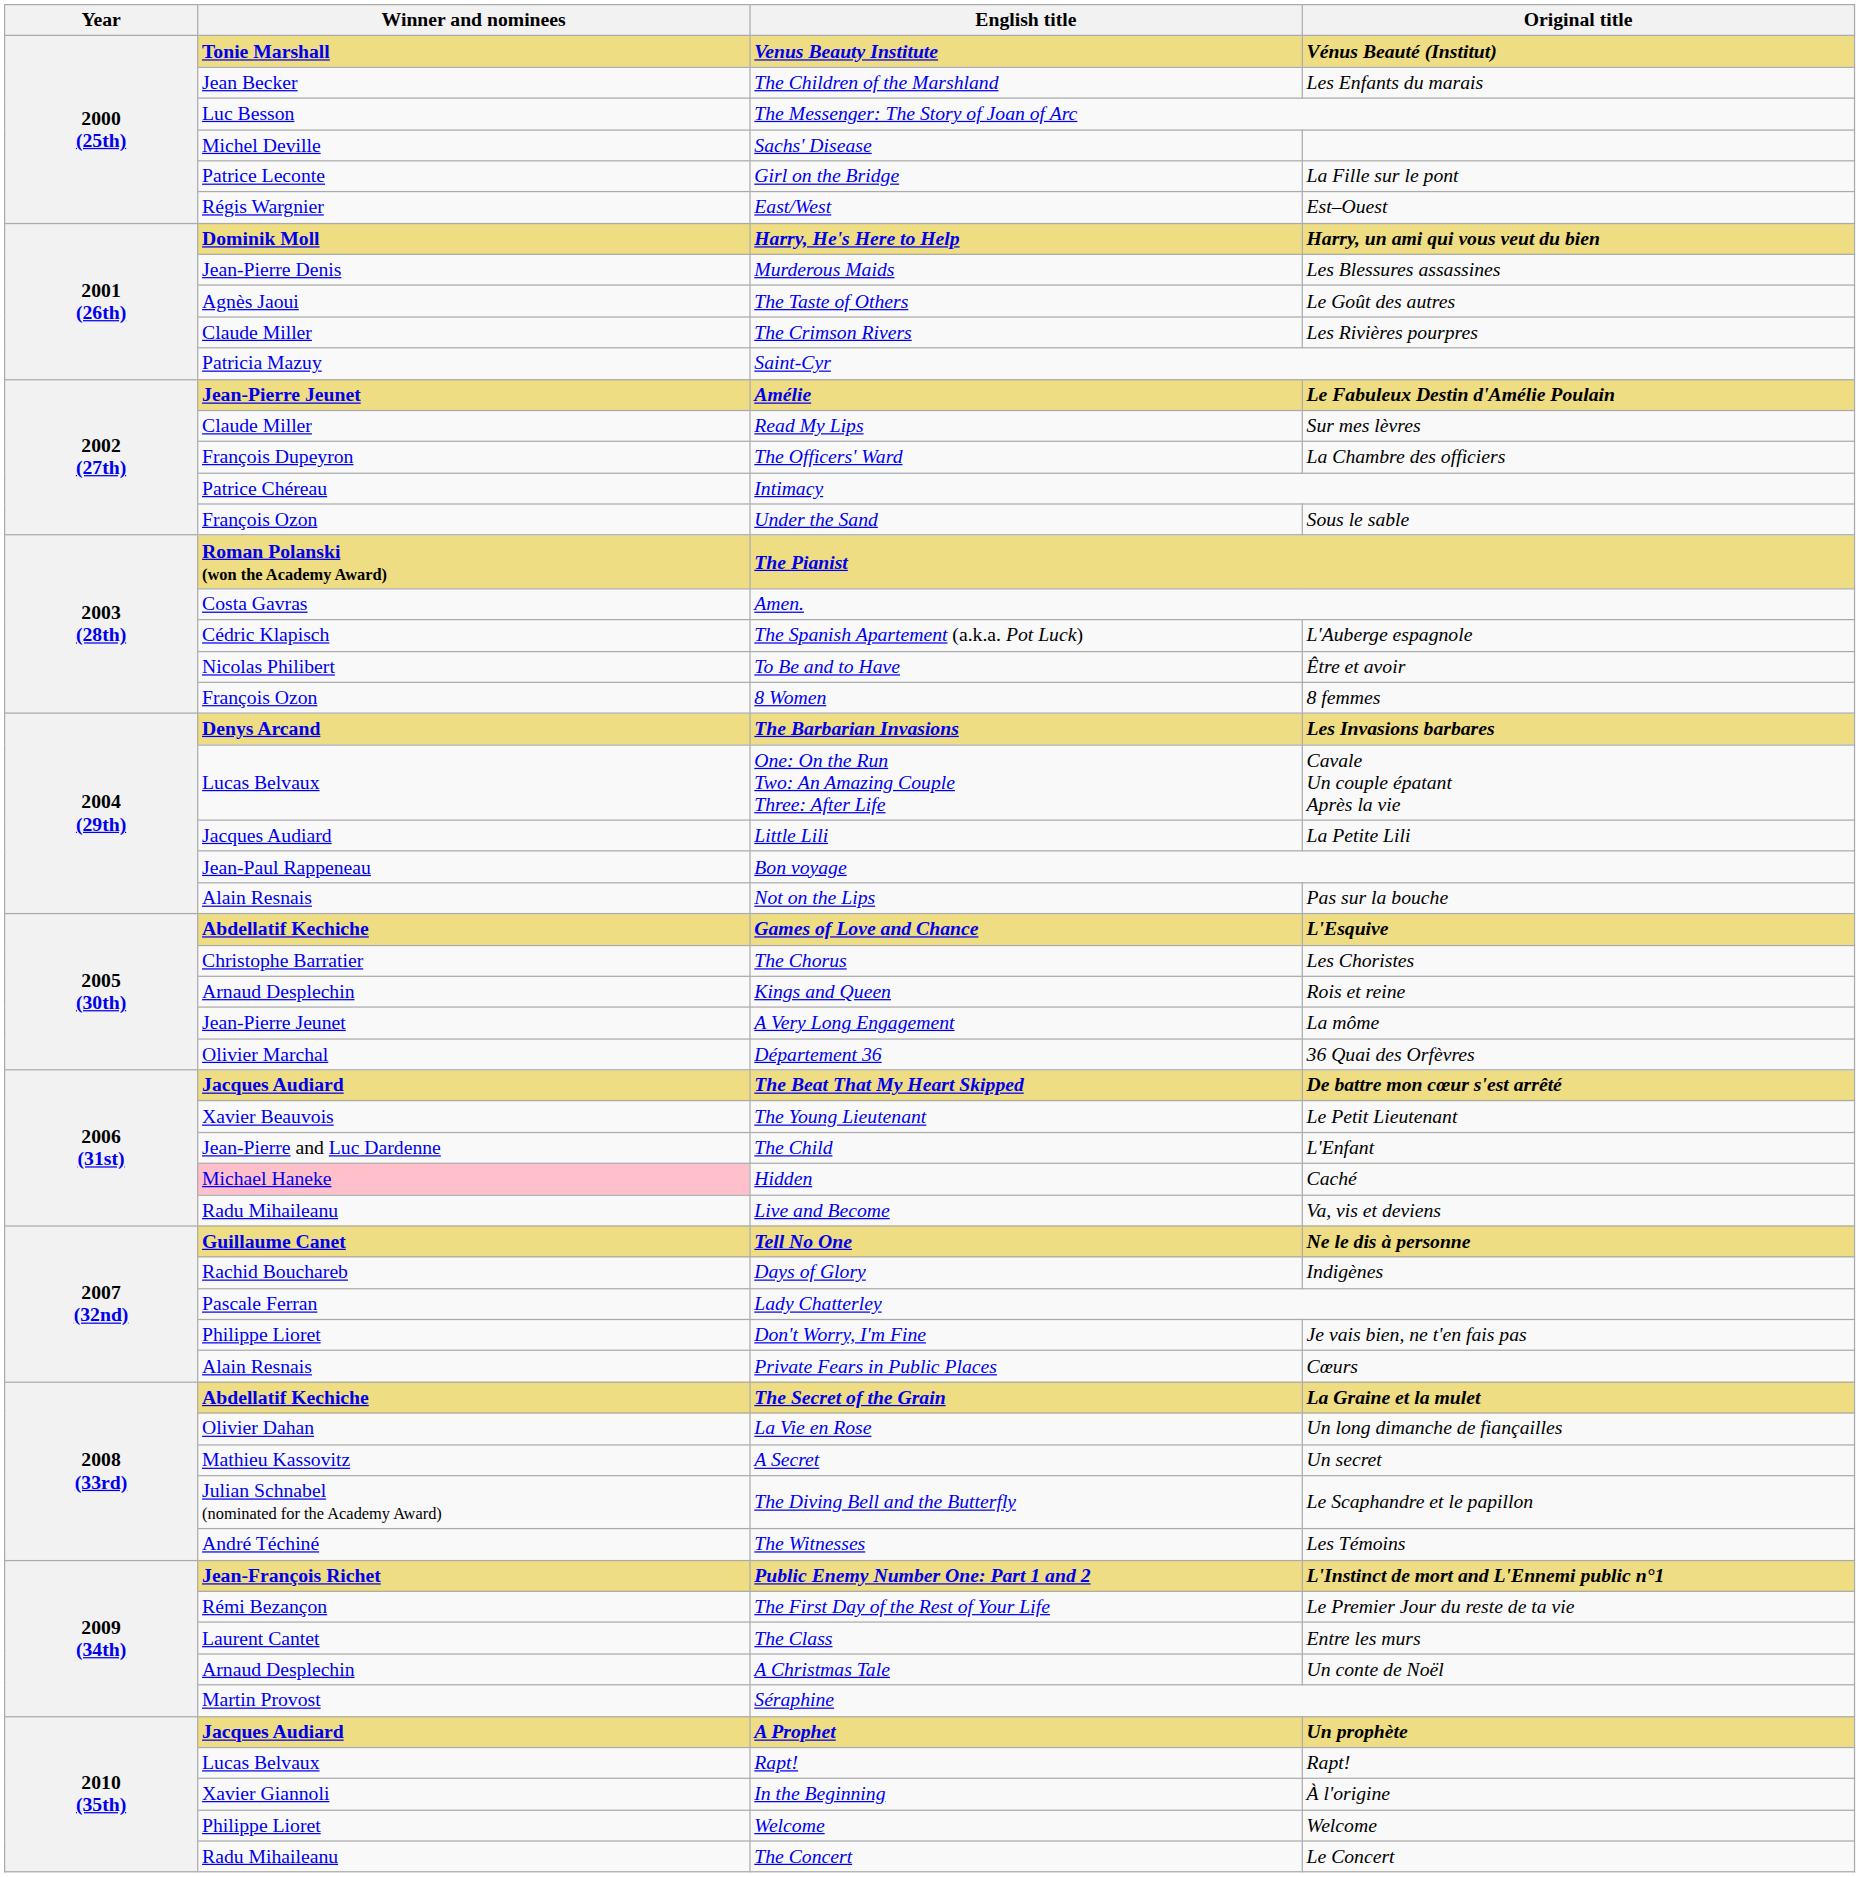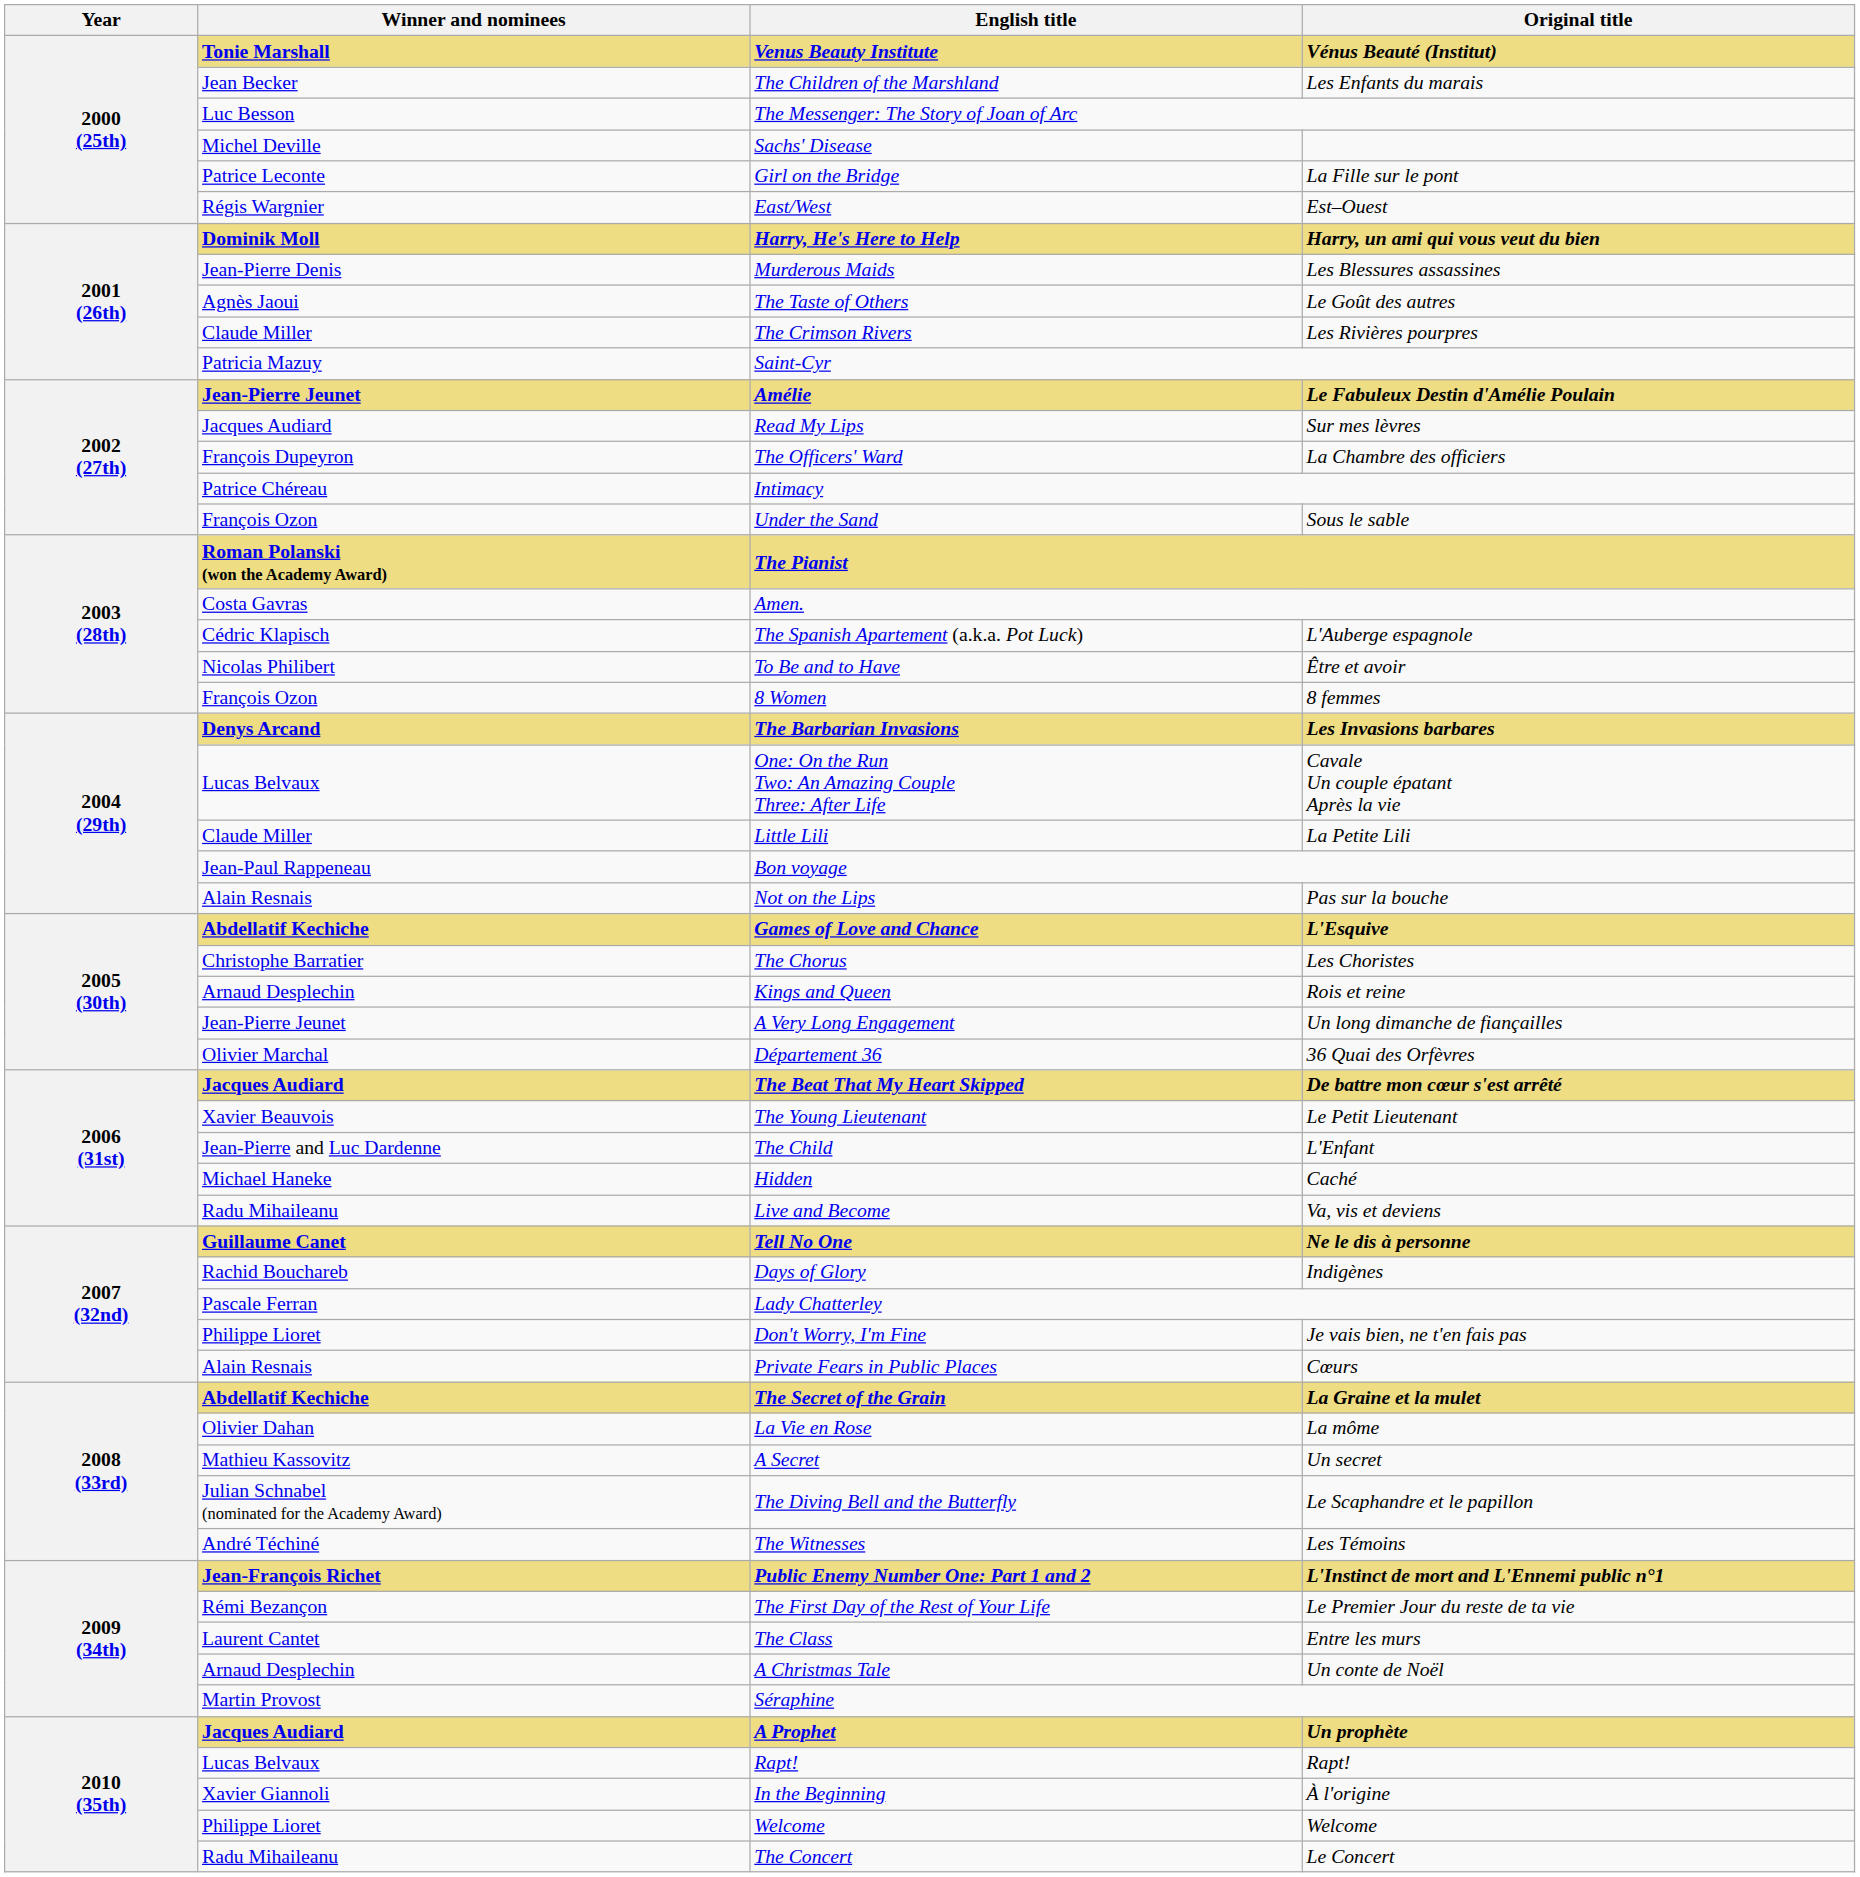(257, 425) Claude Miller -> (267, 425) Jacques Audiard
(267, 835) Jacques Audiard -> (257, 835) Claude Miller
(1343, 1022) La môme -> (1434, 1022) Un long dimanche de fiançailles
(267, 1178) pink background -> (267, 1178) no background
(1434, 1428) Un long dimanche de fiançailles -> (1343, 1428) La môme
